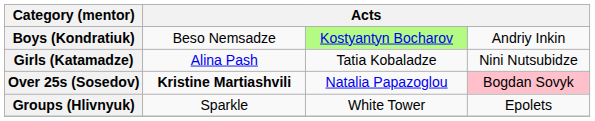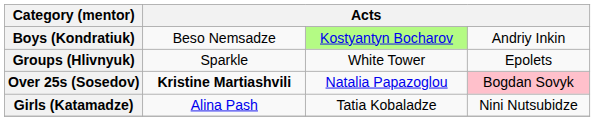rows swapped: (74, 60) <-> (74, 104)
